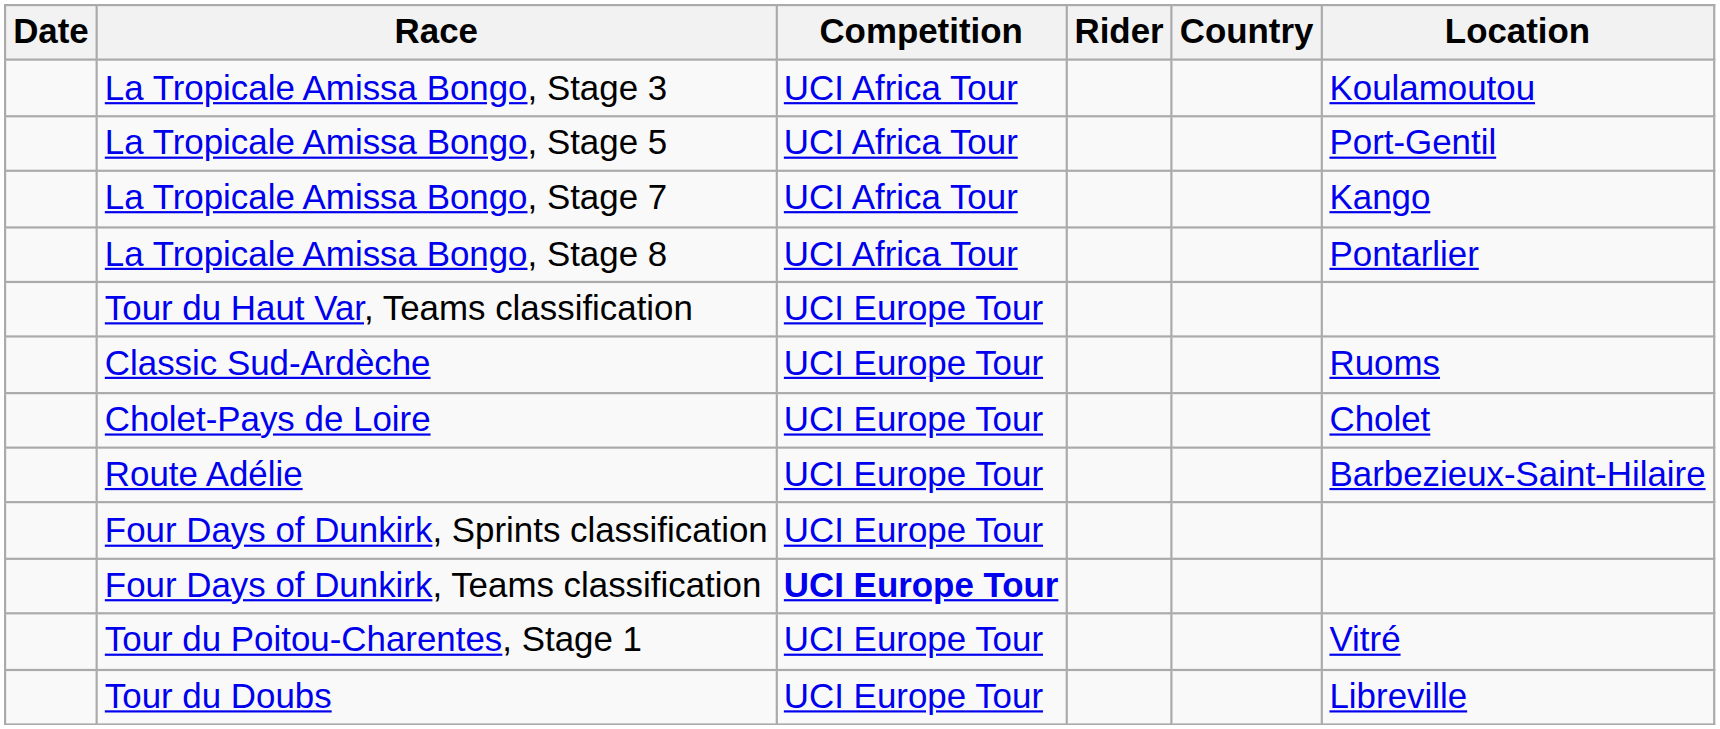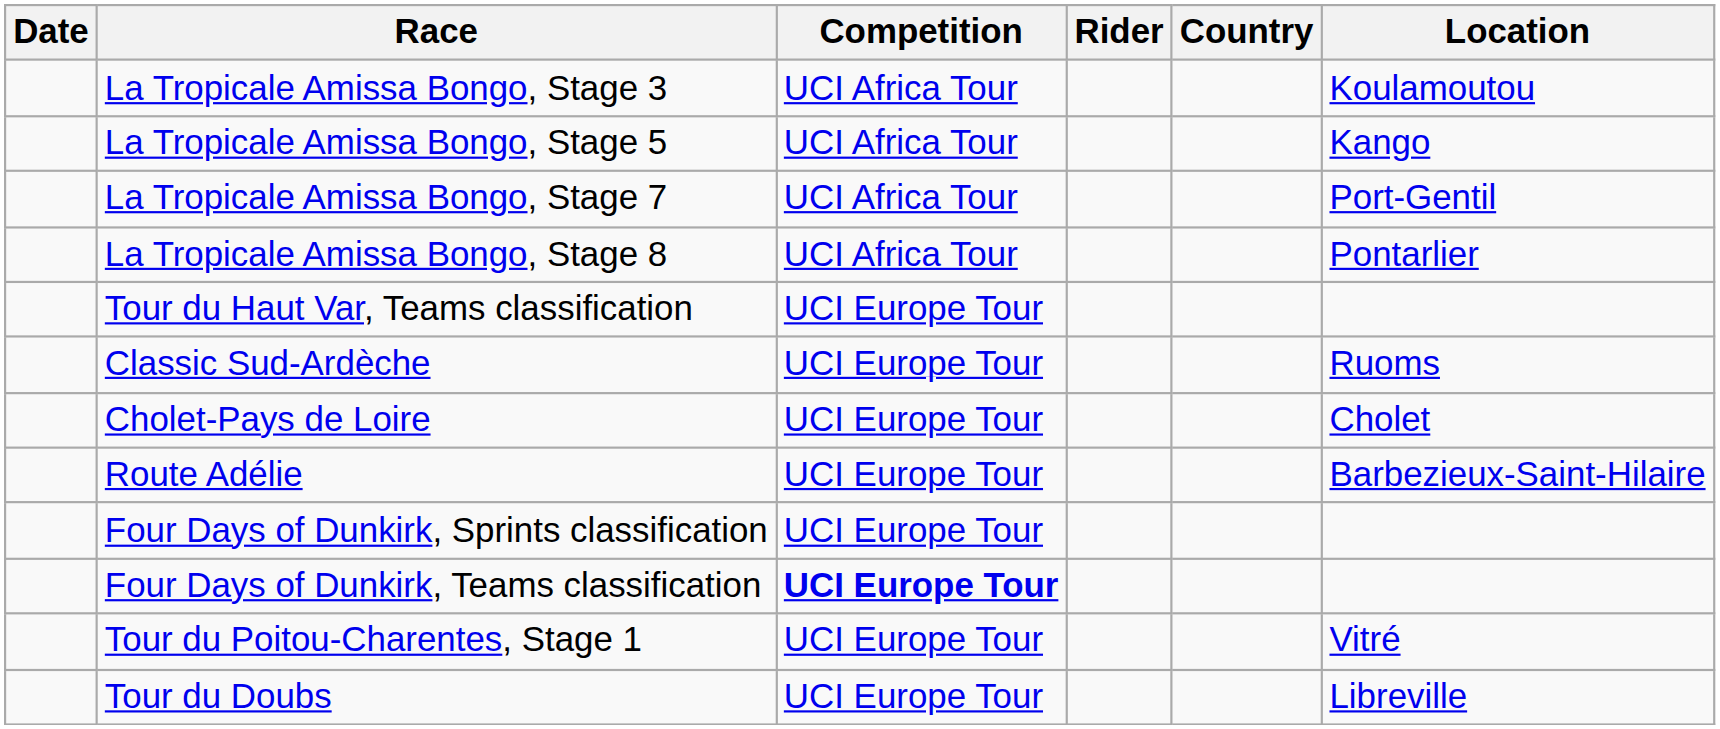(1413, 142) Port-Gentil -> (1380, 142) Kango
(1380, 198) Kango -> (1413, 198) Port-Gentil
